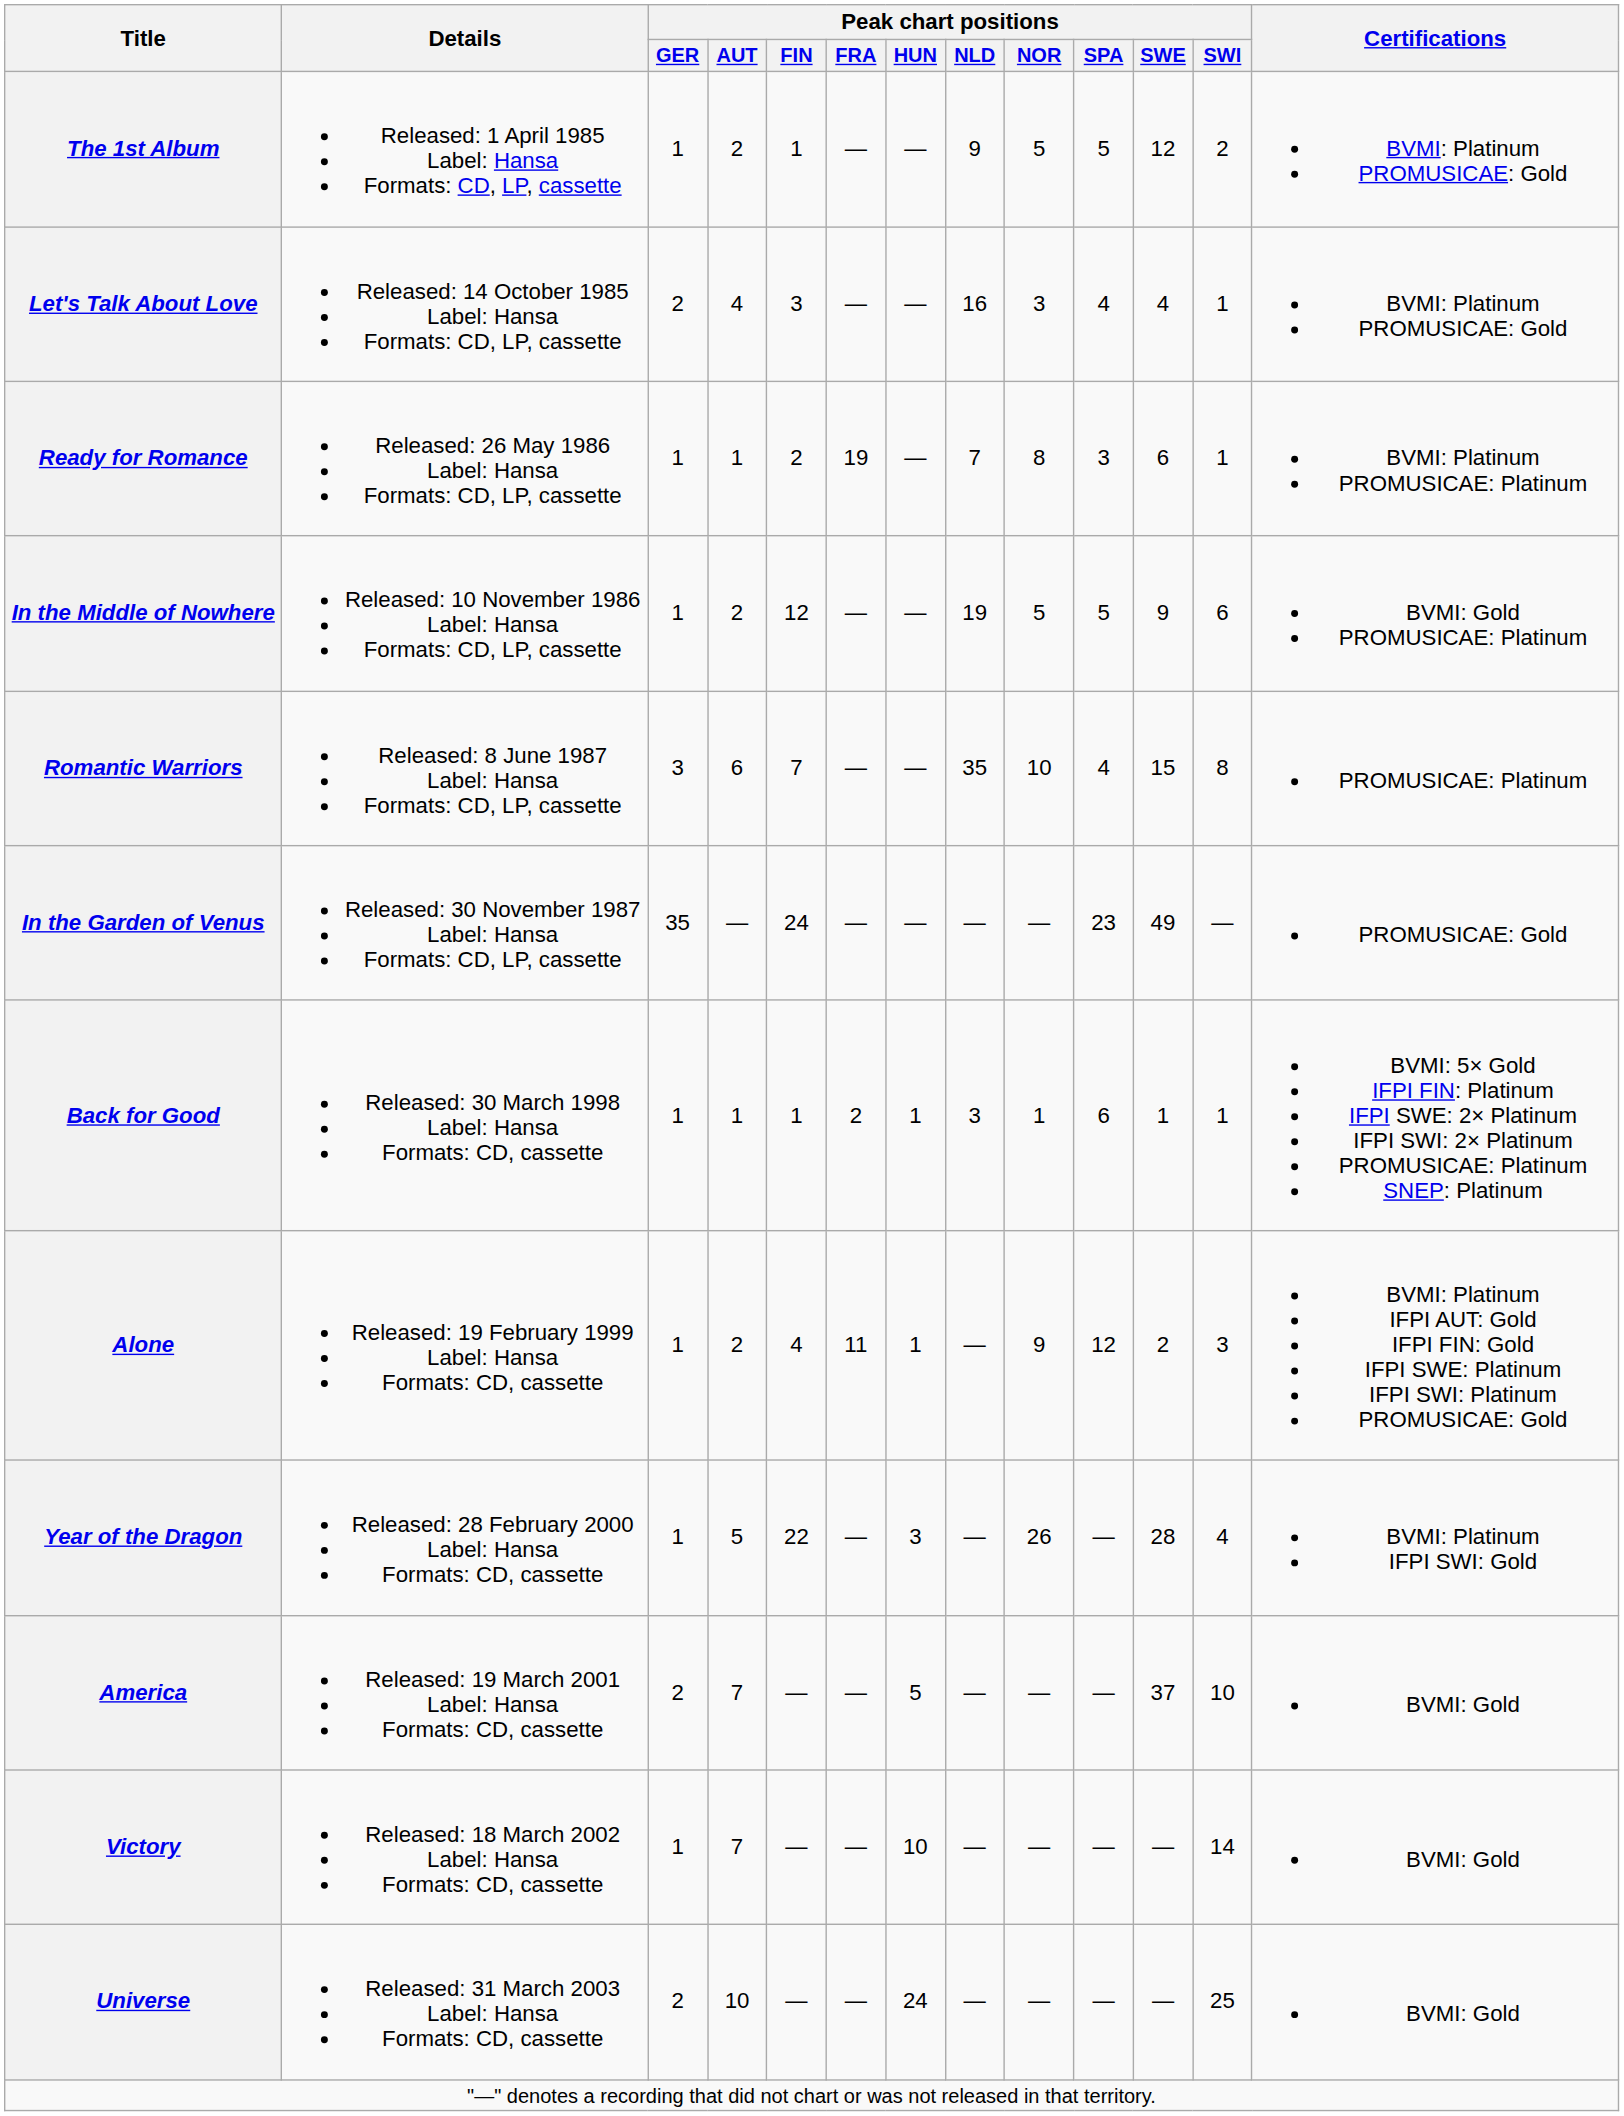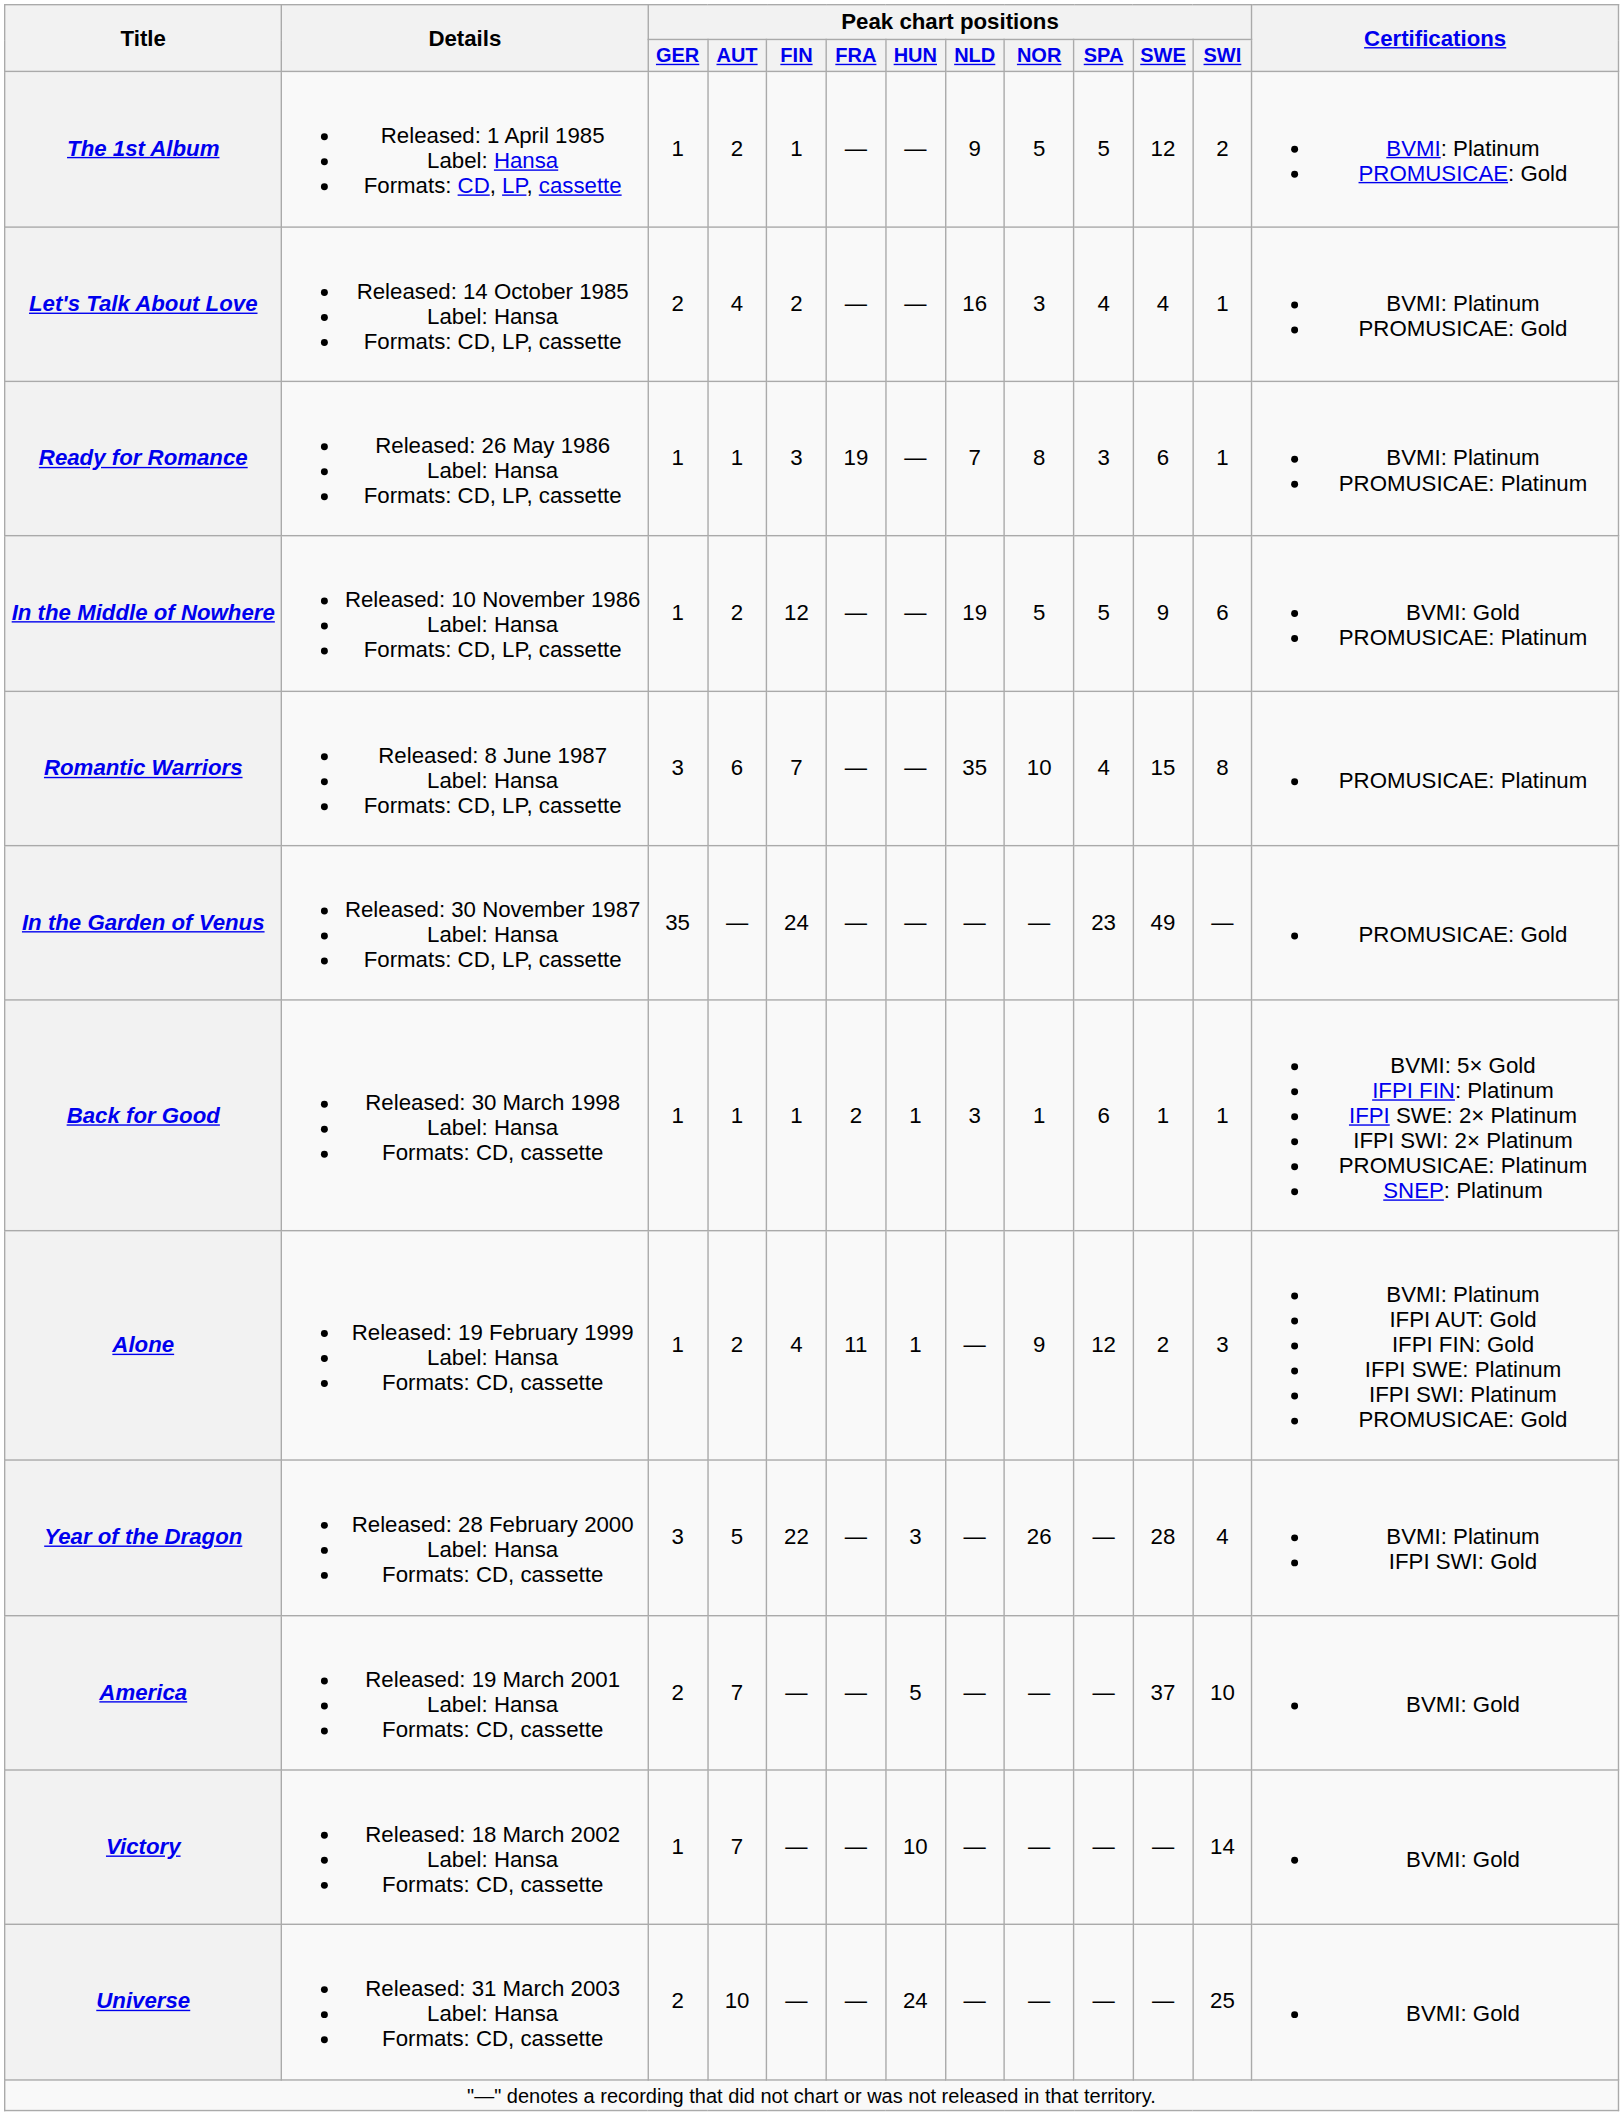(796, 303) 3 -> (796, 303) 2
(796, 458) 2 -> (796, 458) 3
(678, 1537) 1 -> (678, 1537) 3
